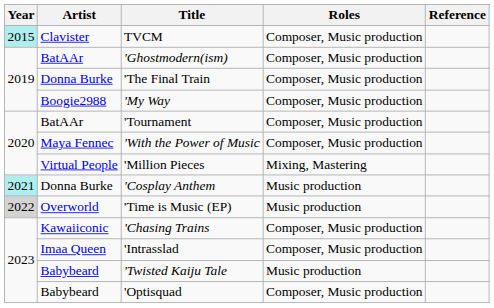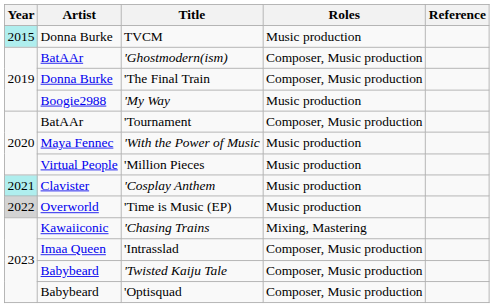(65, 36) Clavister -> (77, 36) Donna Burke
(344, 36) Composer, Music production -> (314, 36) Music production
(344, 100) Composer, Music production -> (314, 100) Music production
(344, 143) Composer, Music production -> (314, 143) Music production
(316, 164) Mixing, Mastering -> (314, 164) Music production
(77, 185) Donna Burke -> (65, 185) Clavister
(344, 228) Composer, Music production -> (316, 228) Mixing, Mastering
(314, 270) Music production -> (344, 270) Composer, Music production
